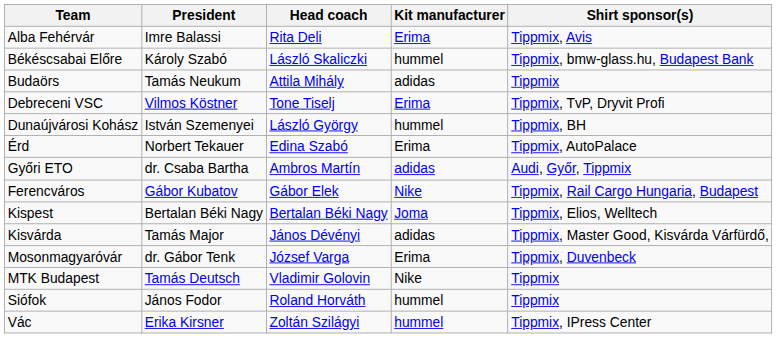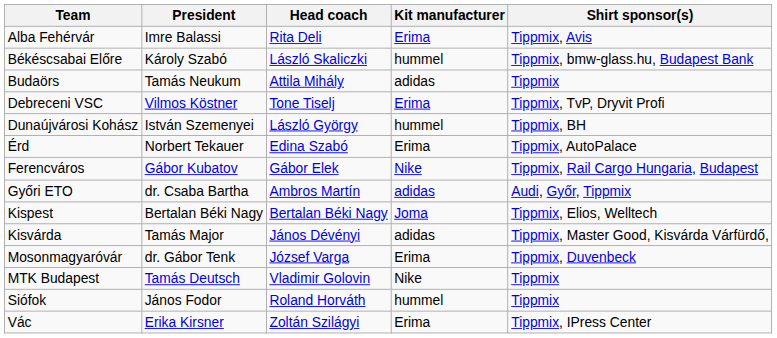rows swapped: (46, 191) <-> (40, 169)
(419, 322) hummel -> (412, 322) Erima
